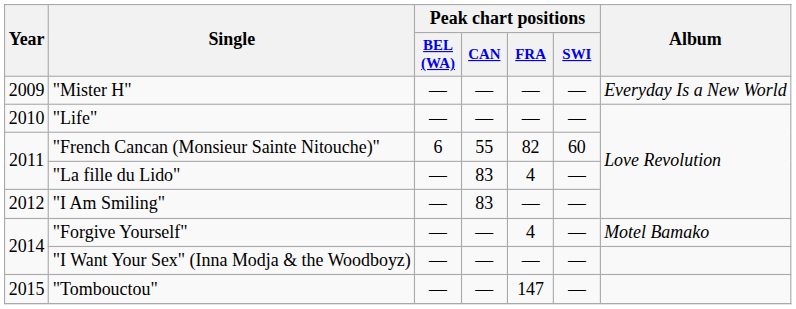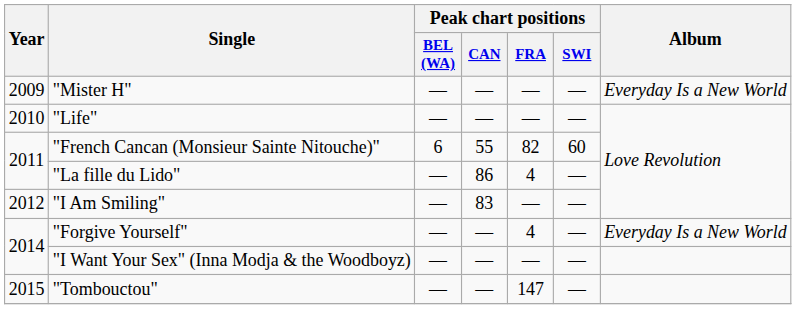(484, 175) 83 -> (484, 175) 86
(657, 232) Motel Bamako -> (695, 232) Everyday Is a New World
